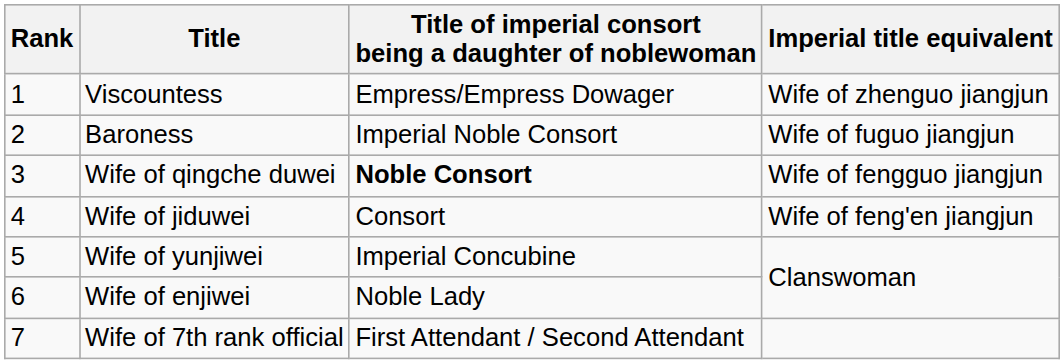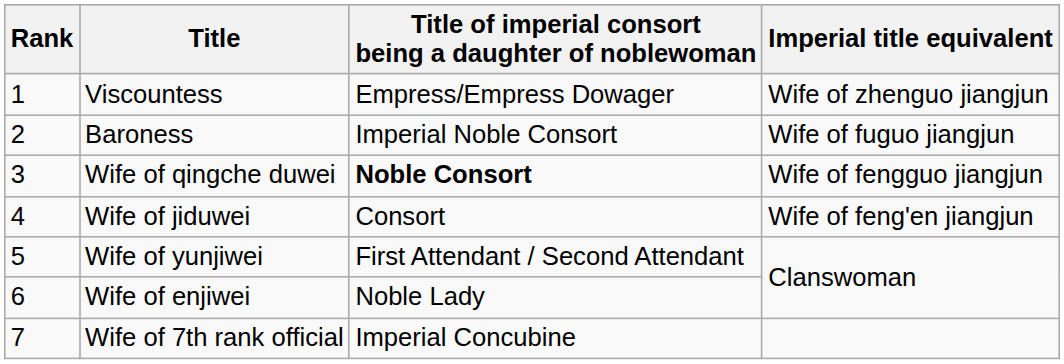(466, 256) Imperial Concubine -> (550, 256) First Attendant / Second Attendant
(550, 337) First Attendant / Second Attendant -> (466, 337) Imperial Concubine
